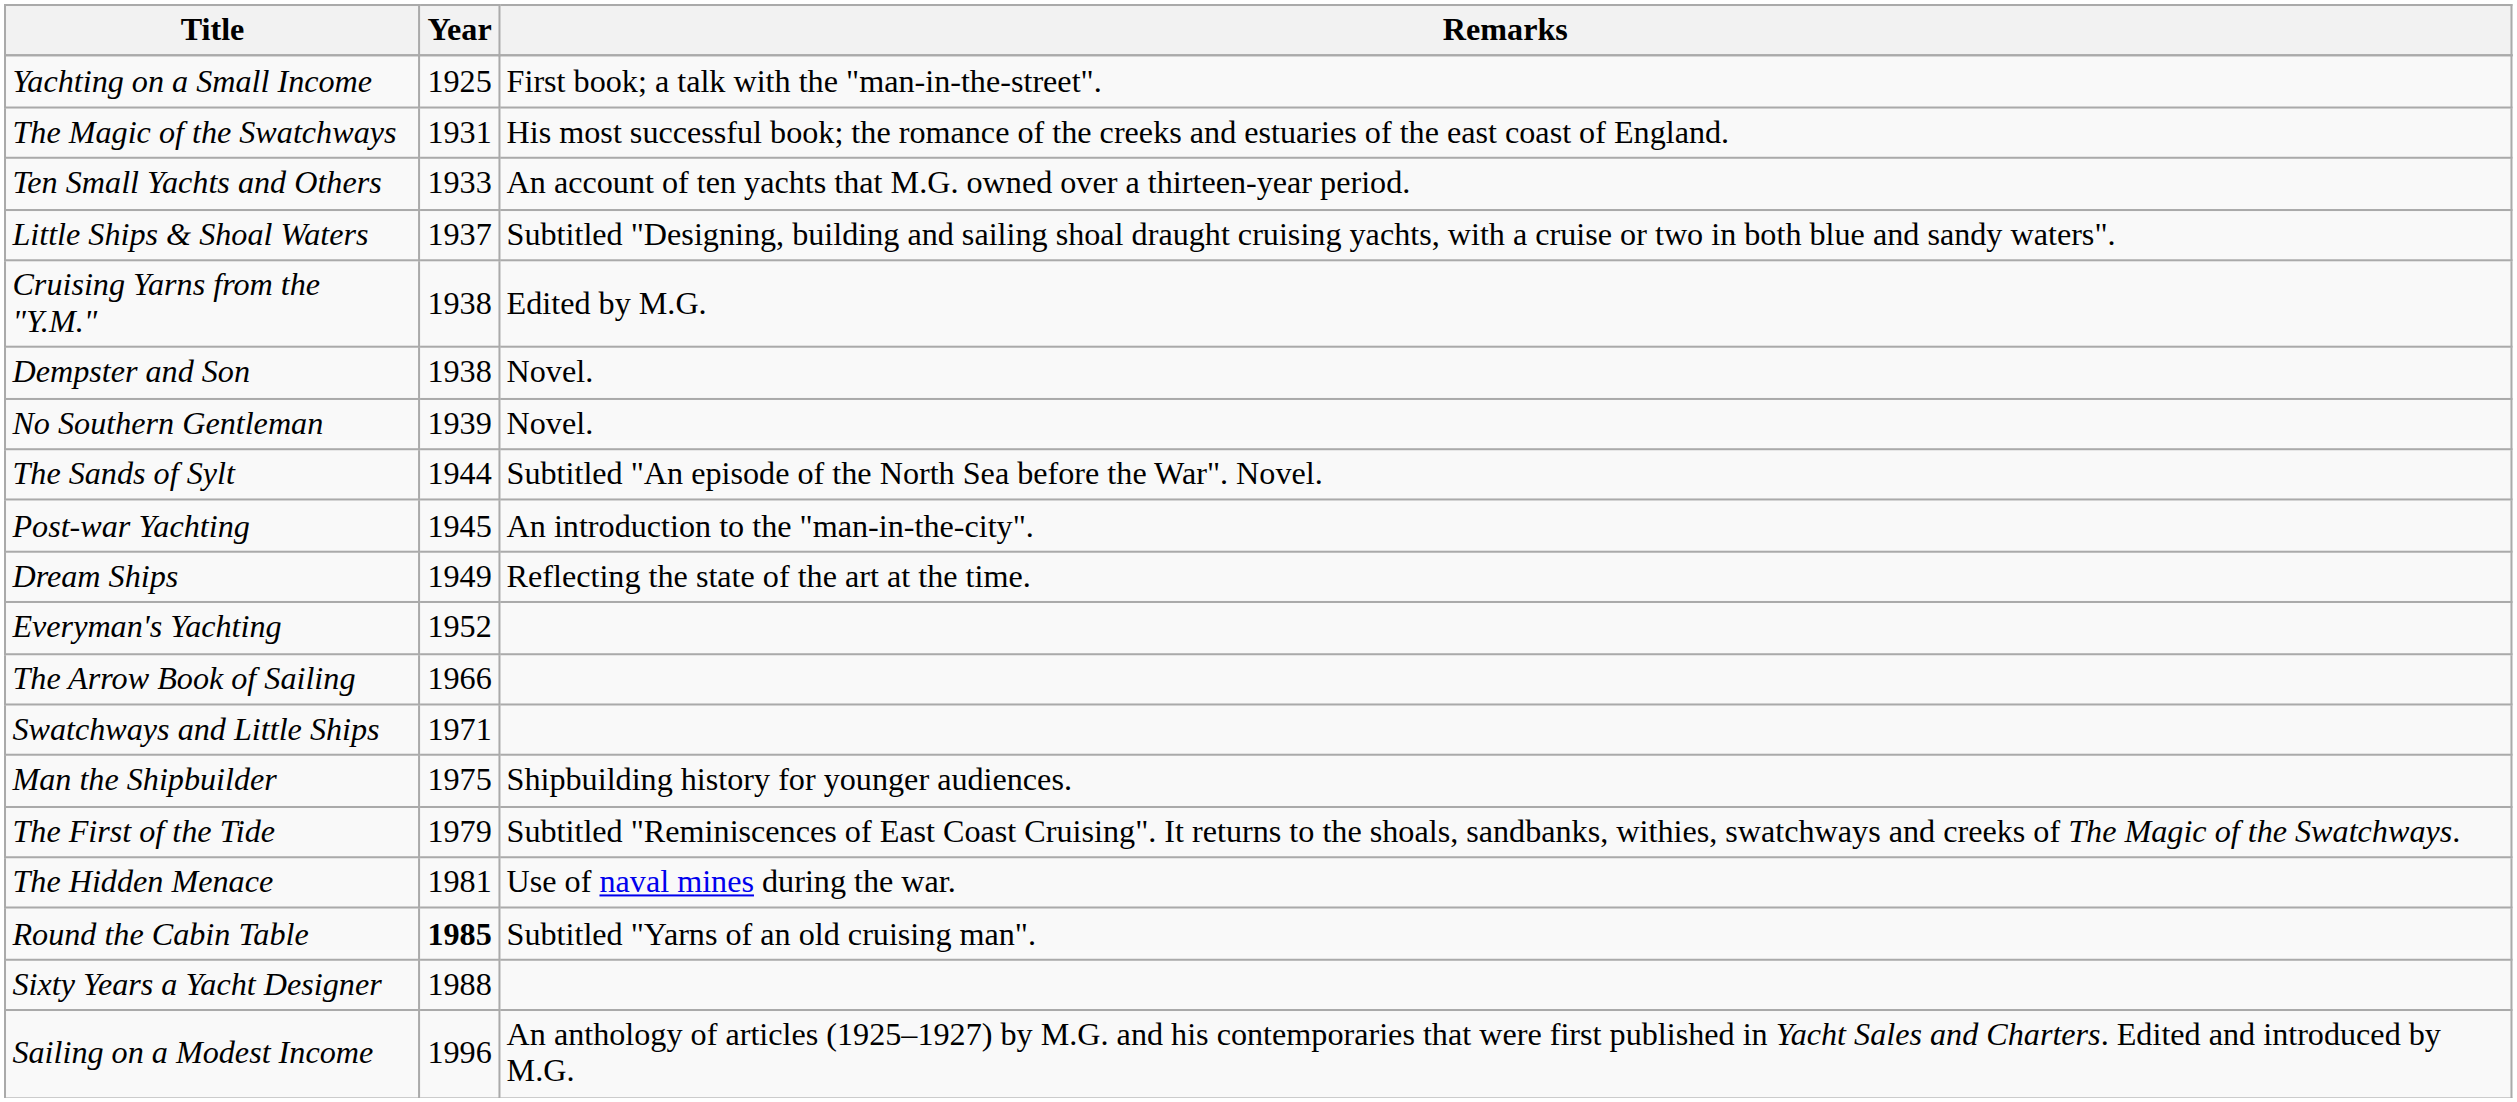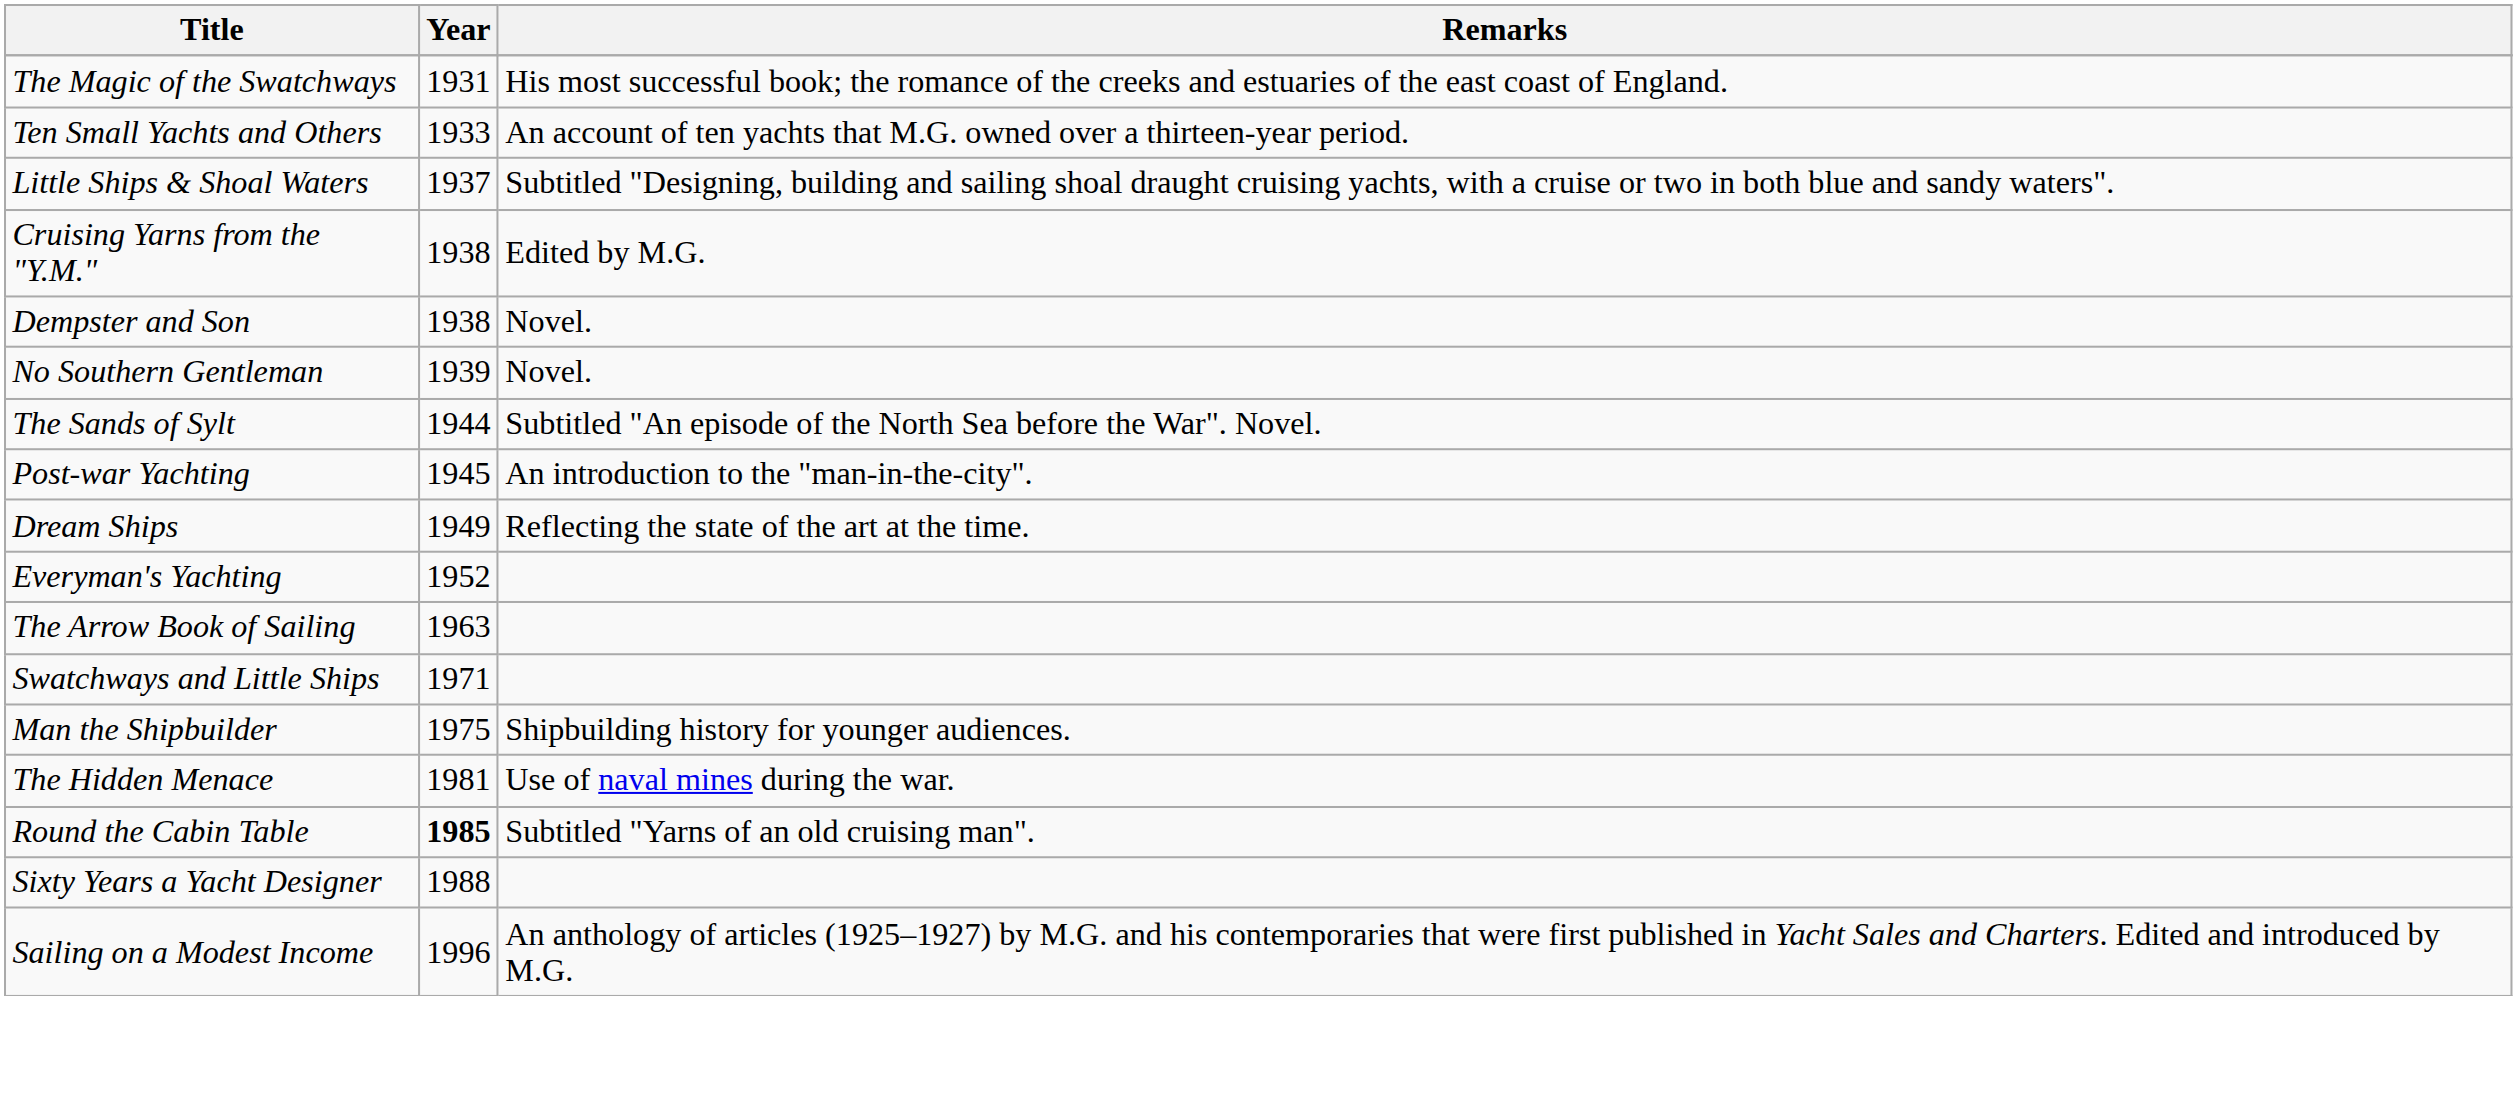- row: (192, 81)
(460, 678) 1966 -> (458, 627) 1963
- row: (144, 831)
